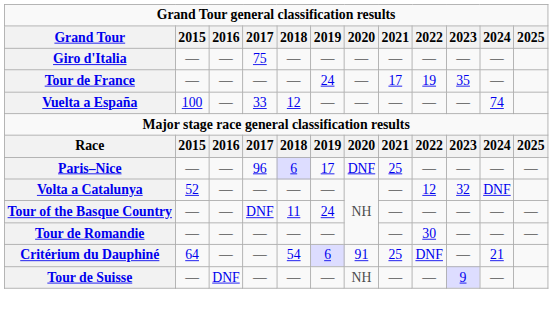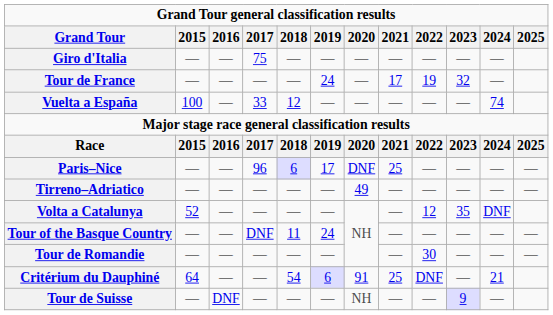(463, 80) 35 -> (463, 80) 32
+ row: (90, 189)
(463, 189) 32 -> (463, 211) 35
